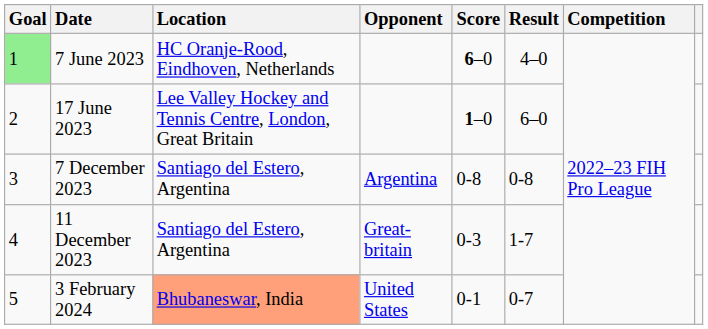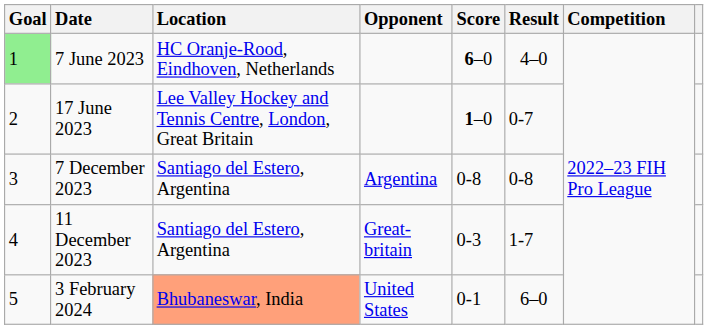(534, 118) 6–0 -> (521, 118) 0-7
(521, 299) 0-7 -> (534, 299) 6–0
